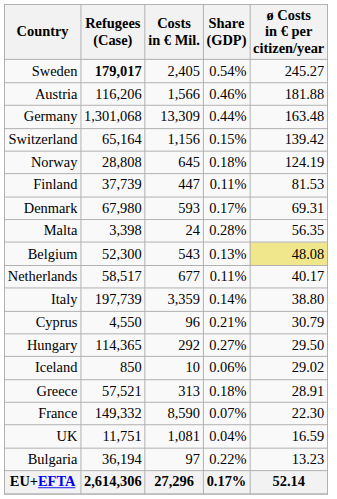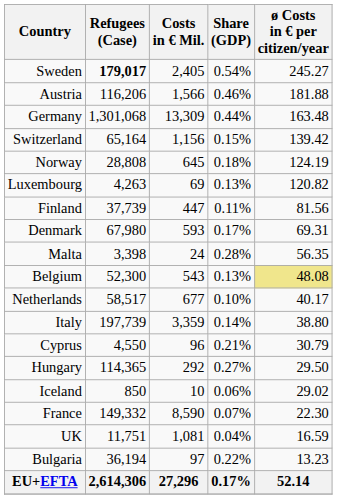+ row: (45, 185)
(308, 185) 81.53 -> (313, 208) 81.56
(228, 276) 0.11% -> (232, 299) 0.10%
- row: (57, 390)
